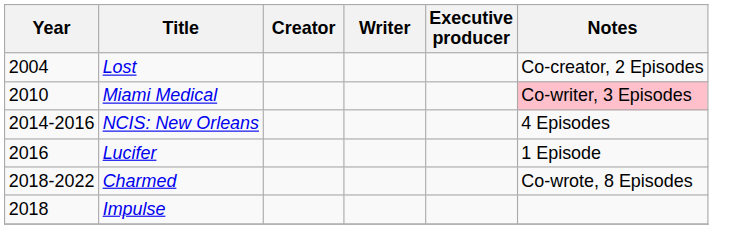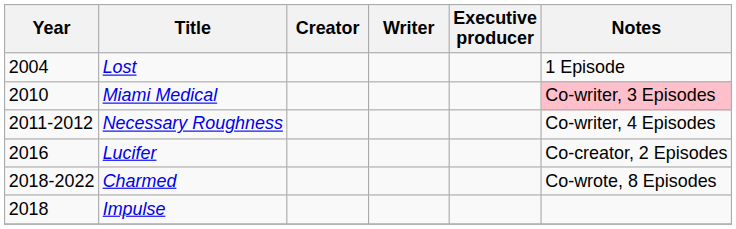(612, 67) Co-creator, 2 Episodes -> (585, 67) 1 Episode
+ row: (193, 124)
- row: (181, 124)
(561, 152) 1 Episode -> (636, 152) Co-creator, 2 Episodes
